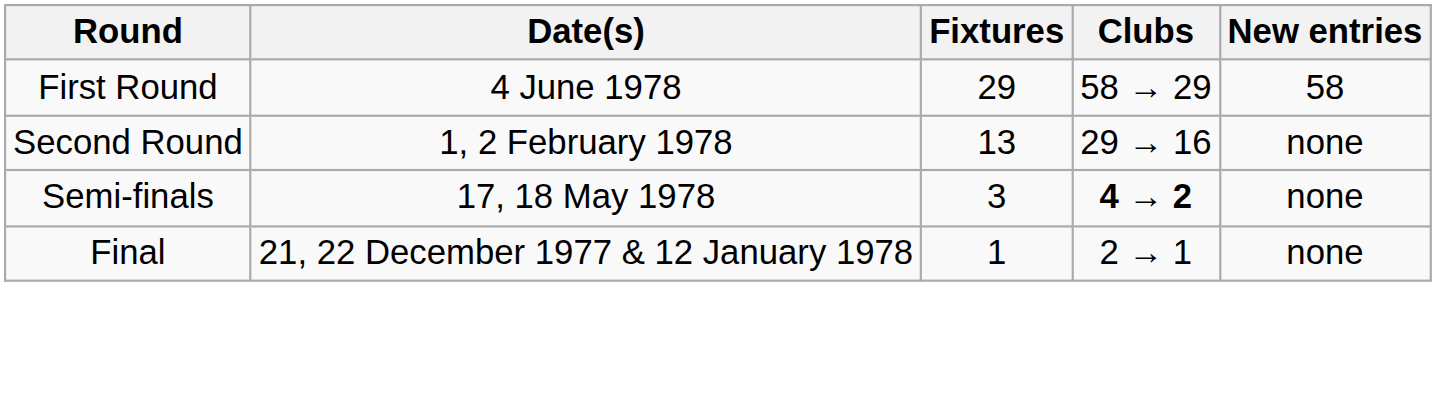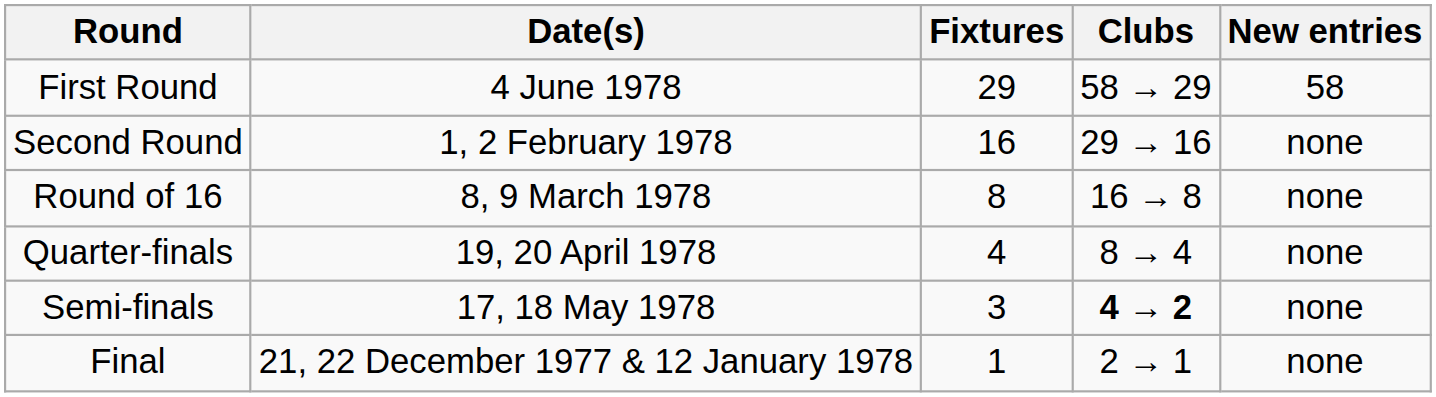(997, 142) 13 -> (997, 142) 16
+ row: (128, 197)
+ row: (128, 252)
